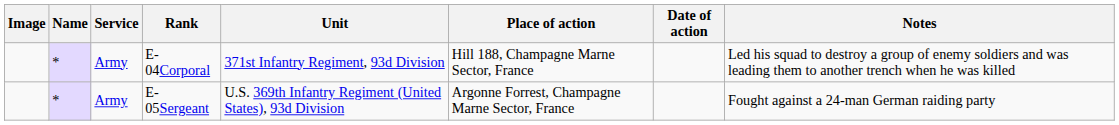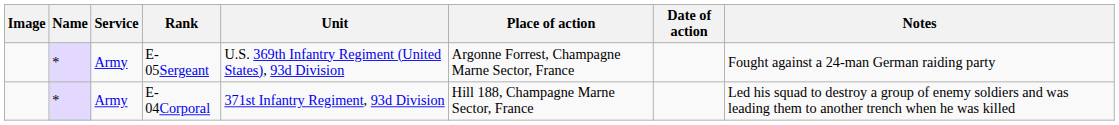rows swapped: (178, 62) <-> (177, 101)
